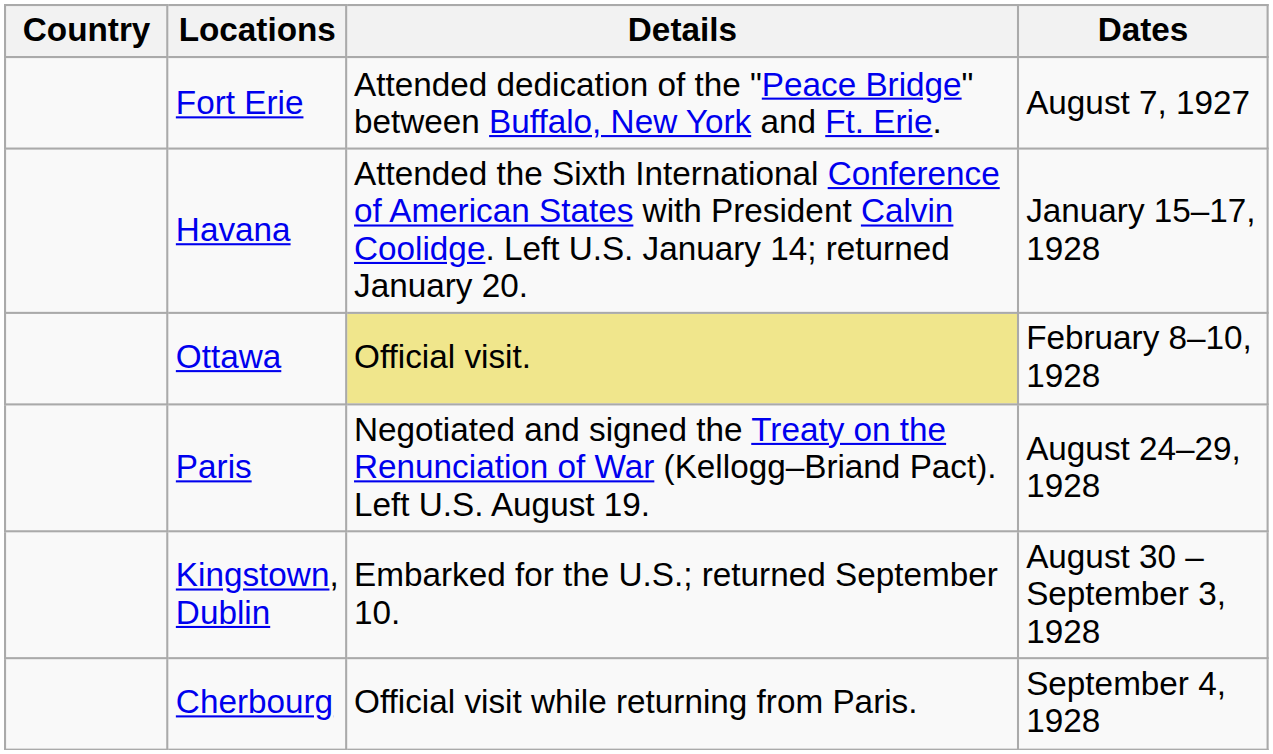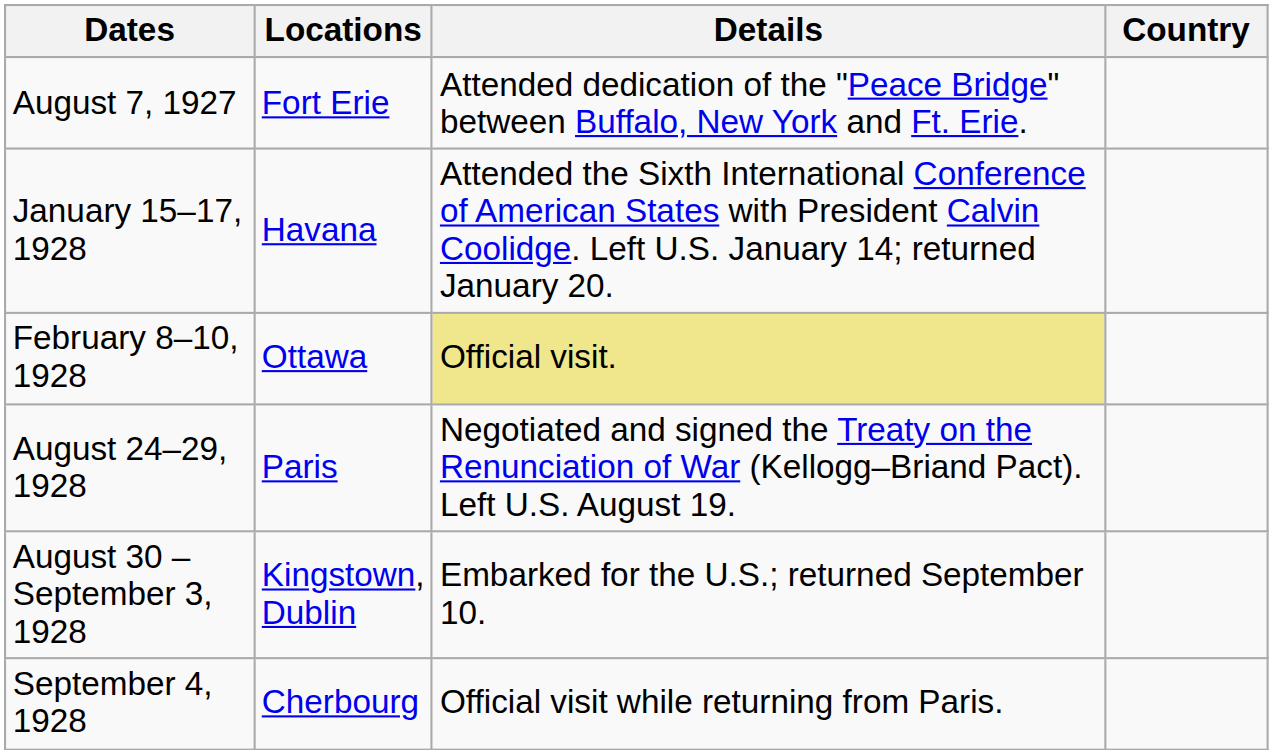columns swapped: (87, 30) <-> (1143, 30)
